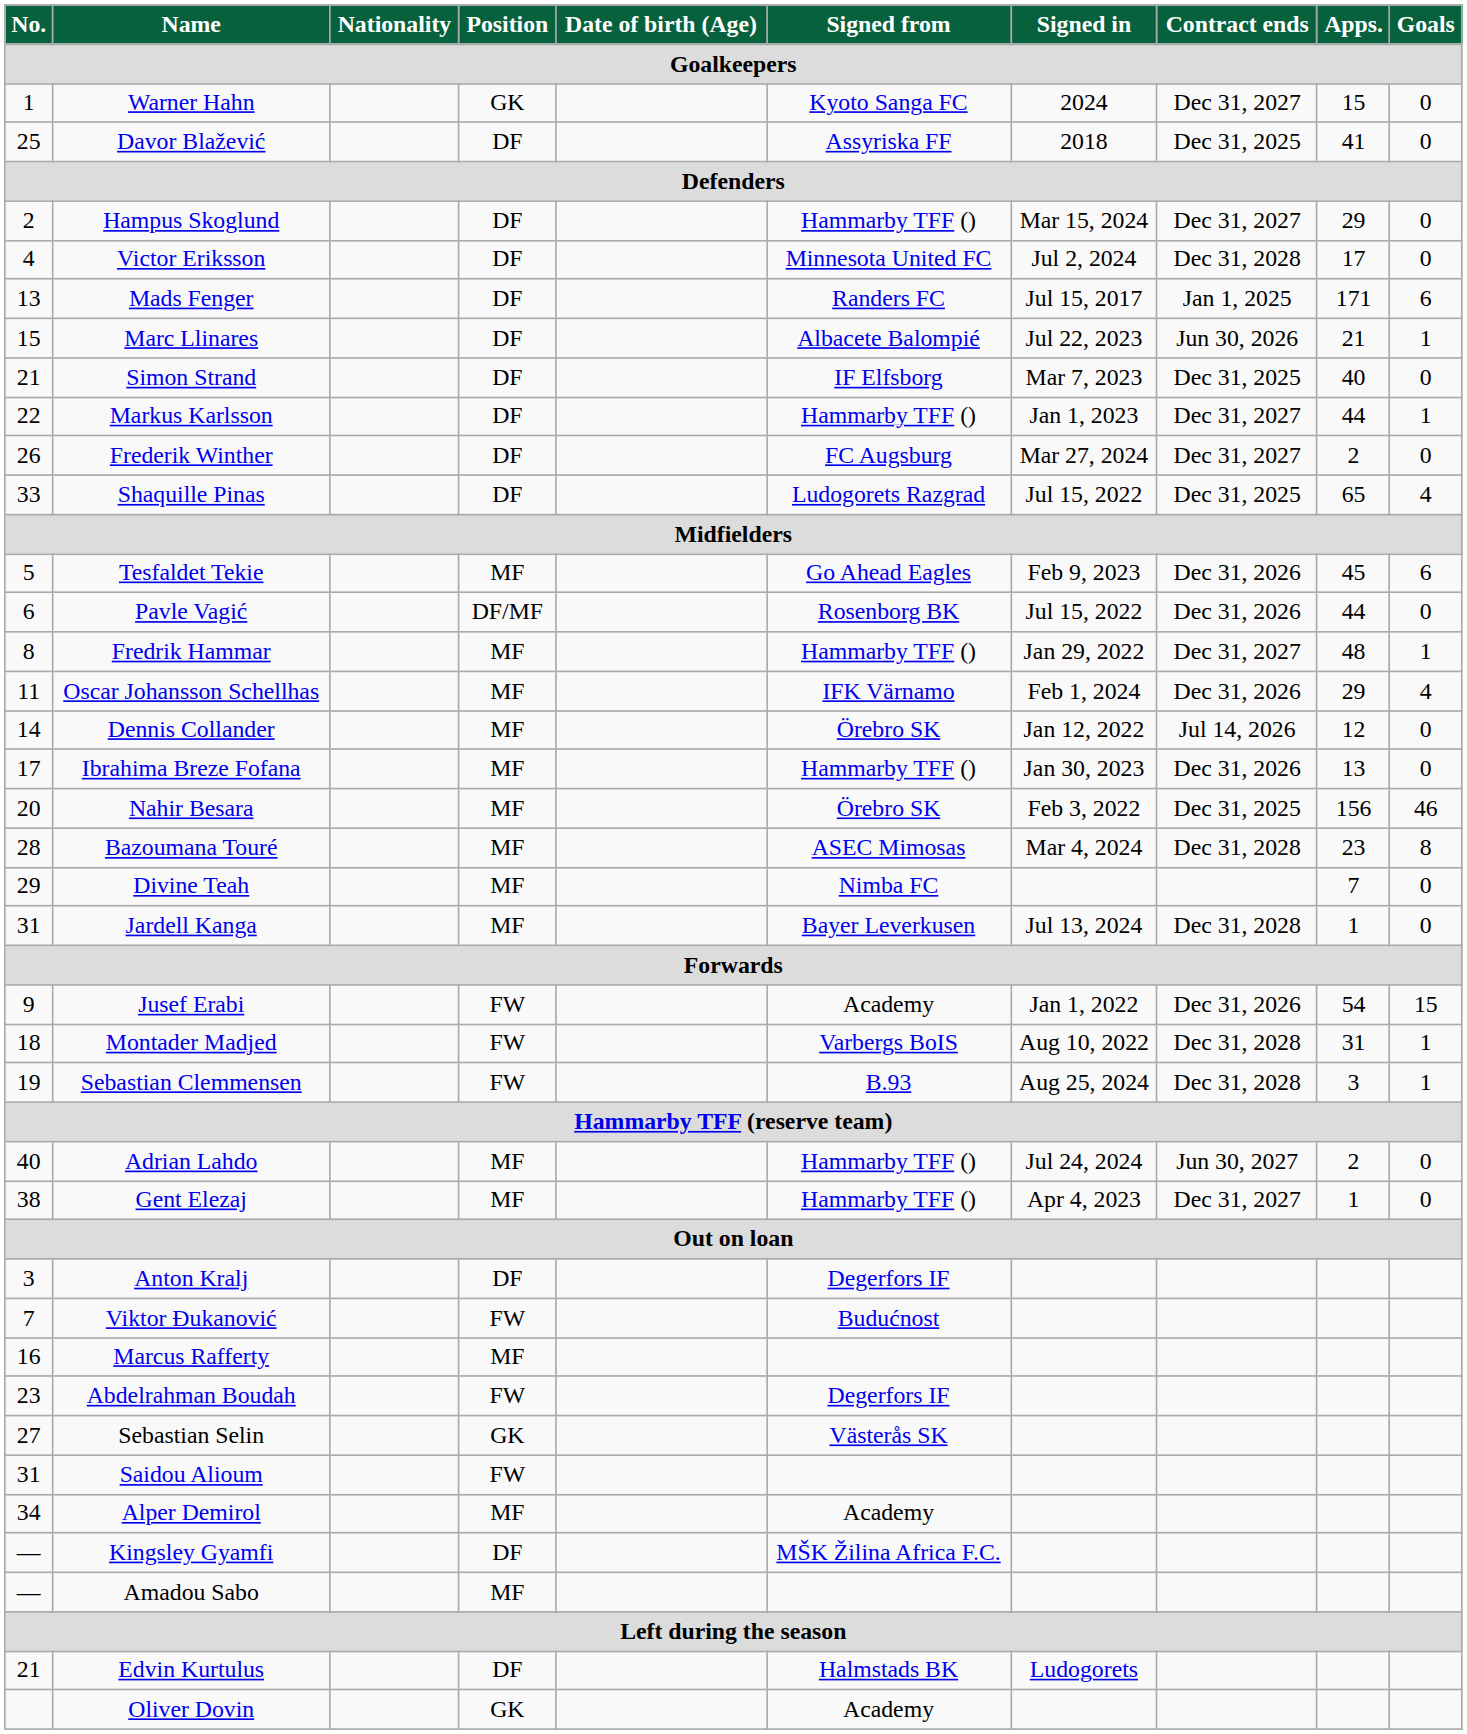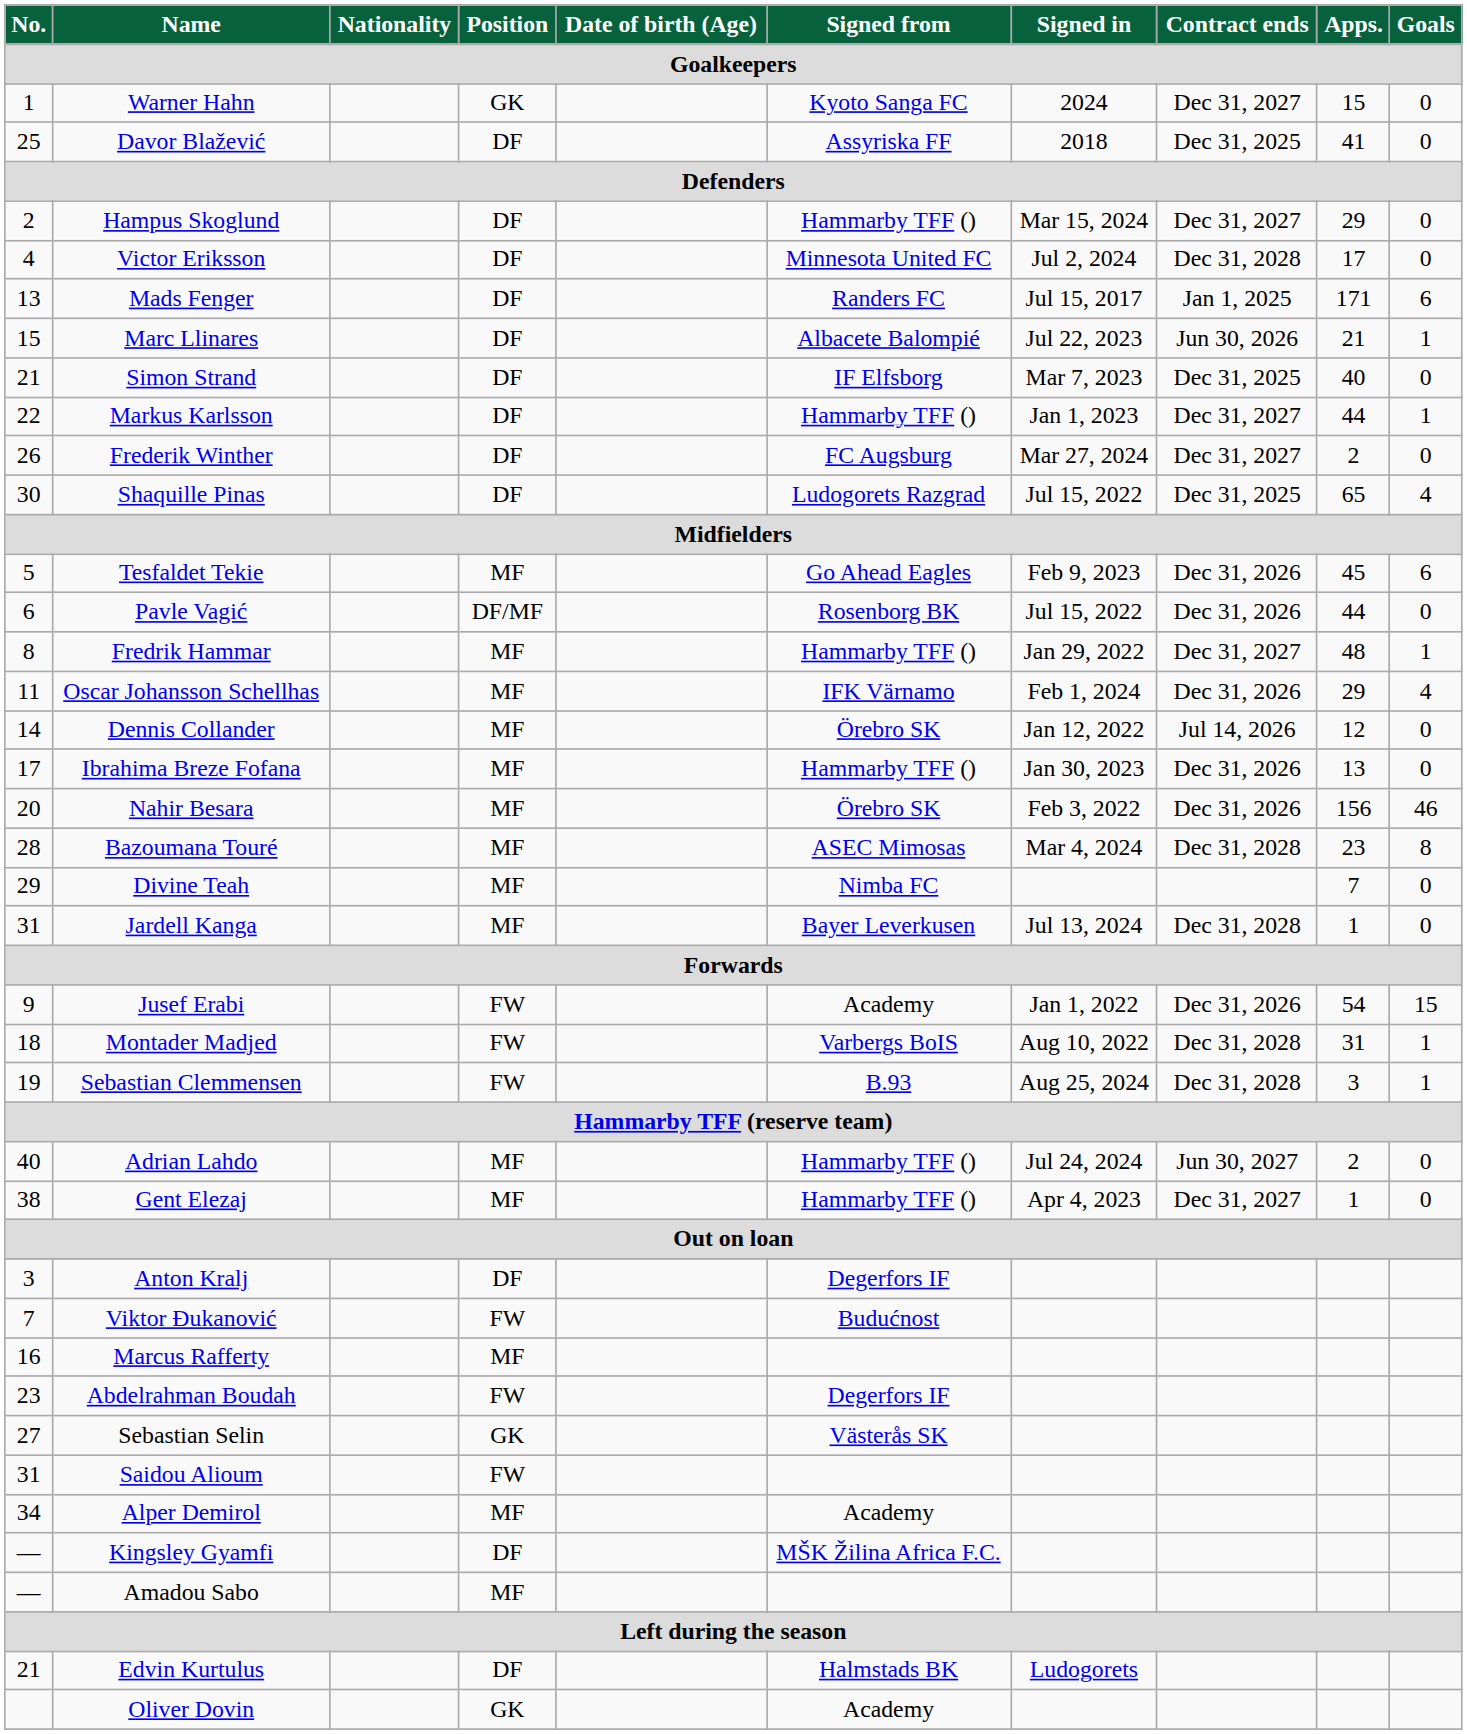(29, 494) 33 -> (29, 494) 30
(1237, 808) Dec 31, 2025 -> (1237, 808) Dec 31, 2026
